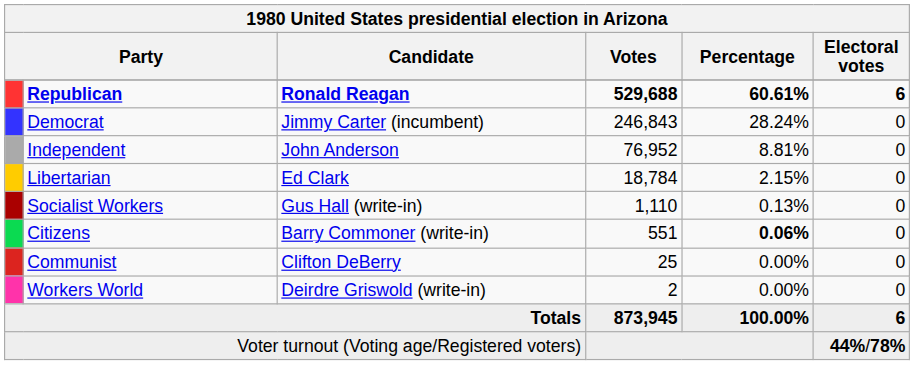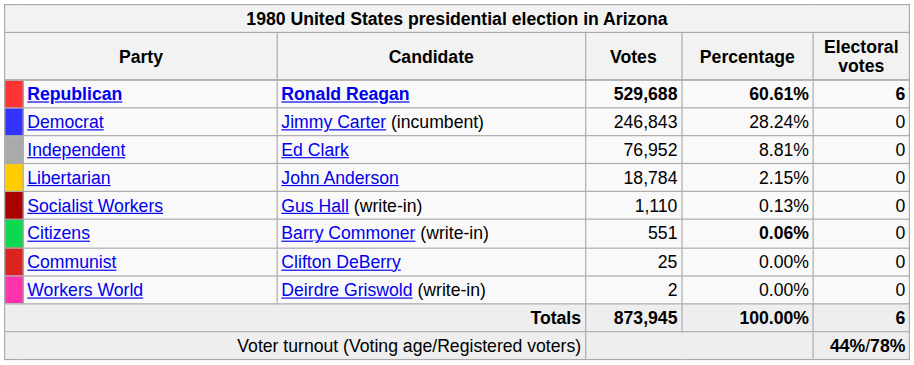(340, 150) John Anderson -> (315, 150) Ed Clark
(315, 178) Ed Clark -> (340, 178) John Anderson
